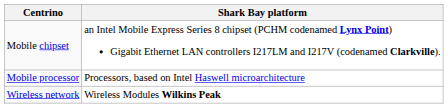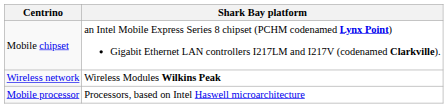rows swapped: (43, 78) <-> (43, 94)
